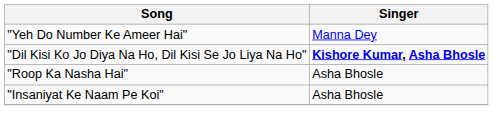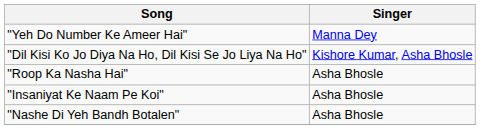(399, 54) bold -> (392, 54) normal
+ row: (93, 114)
